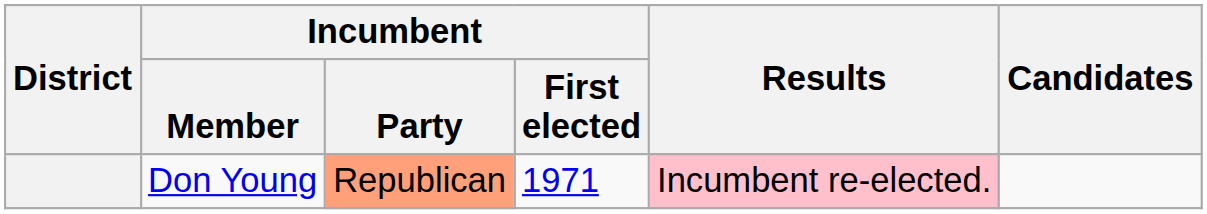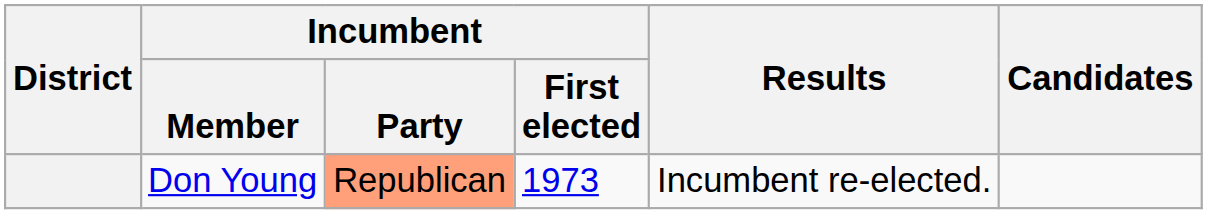(560, 180) 1971 -> (560, 180) 1973
(824, 180) pink background -> (824, 180) no background
